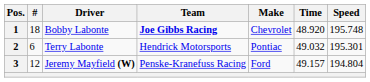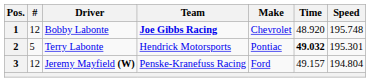(35, 30) 18 -> (35, 30) 12
(32, 47) 6 -> (32, 47) 5
(311, 47) normal -> (311, 47) bold
